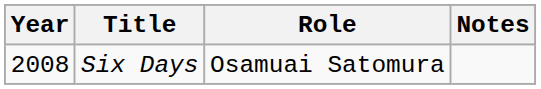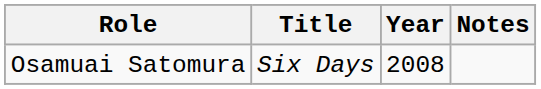columns swapped: (40, 25) <-> (327, 25)
